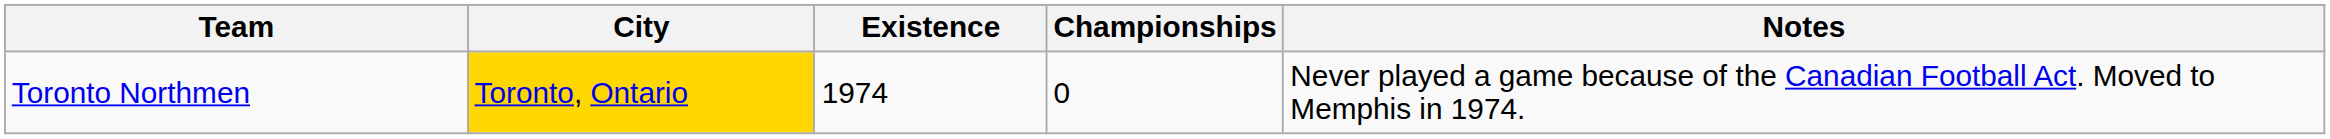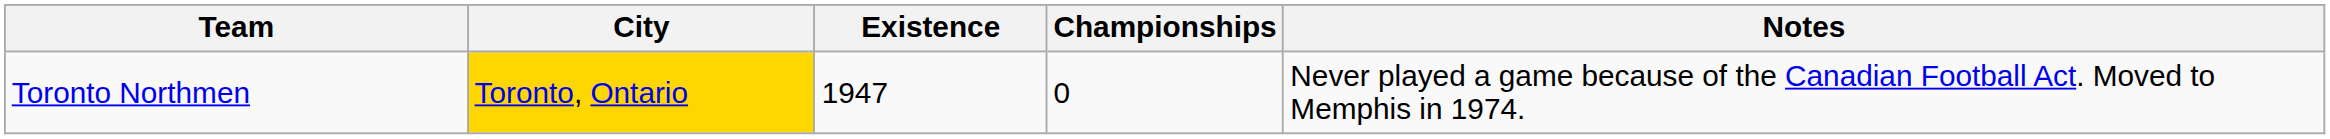(855, 92) 1974 -> (855, 92) 1947
